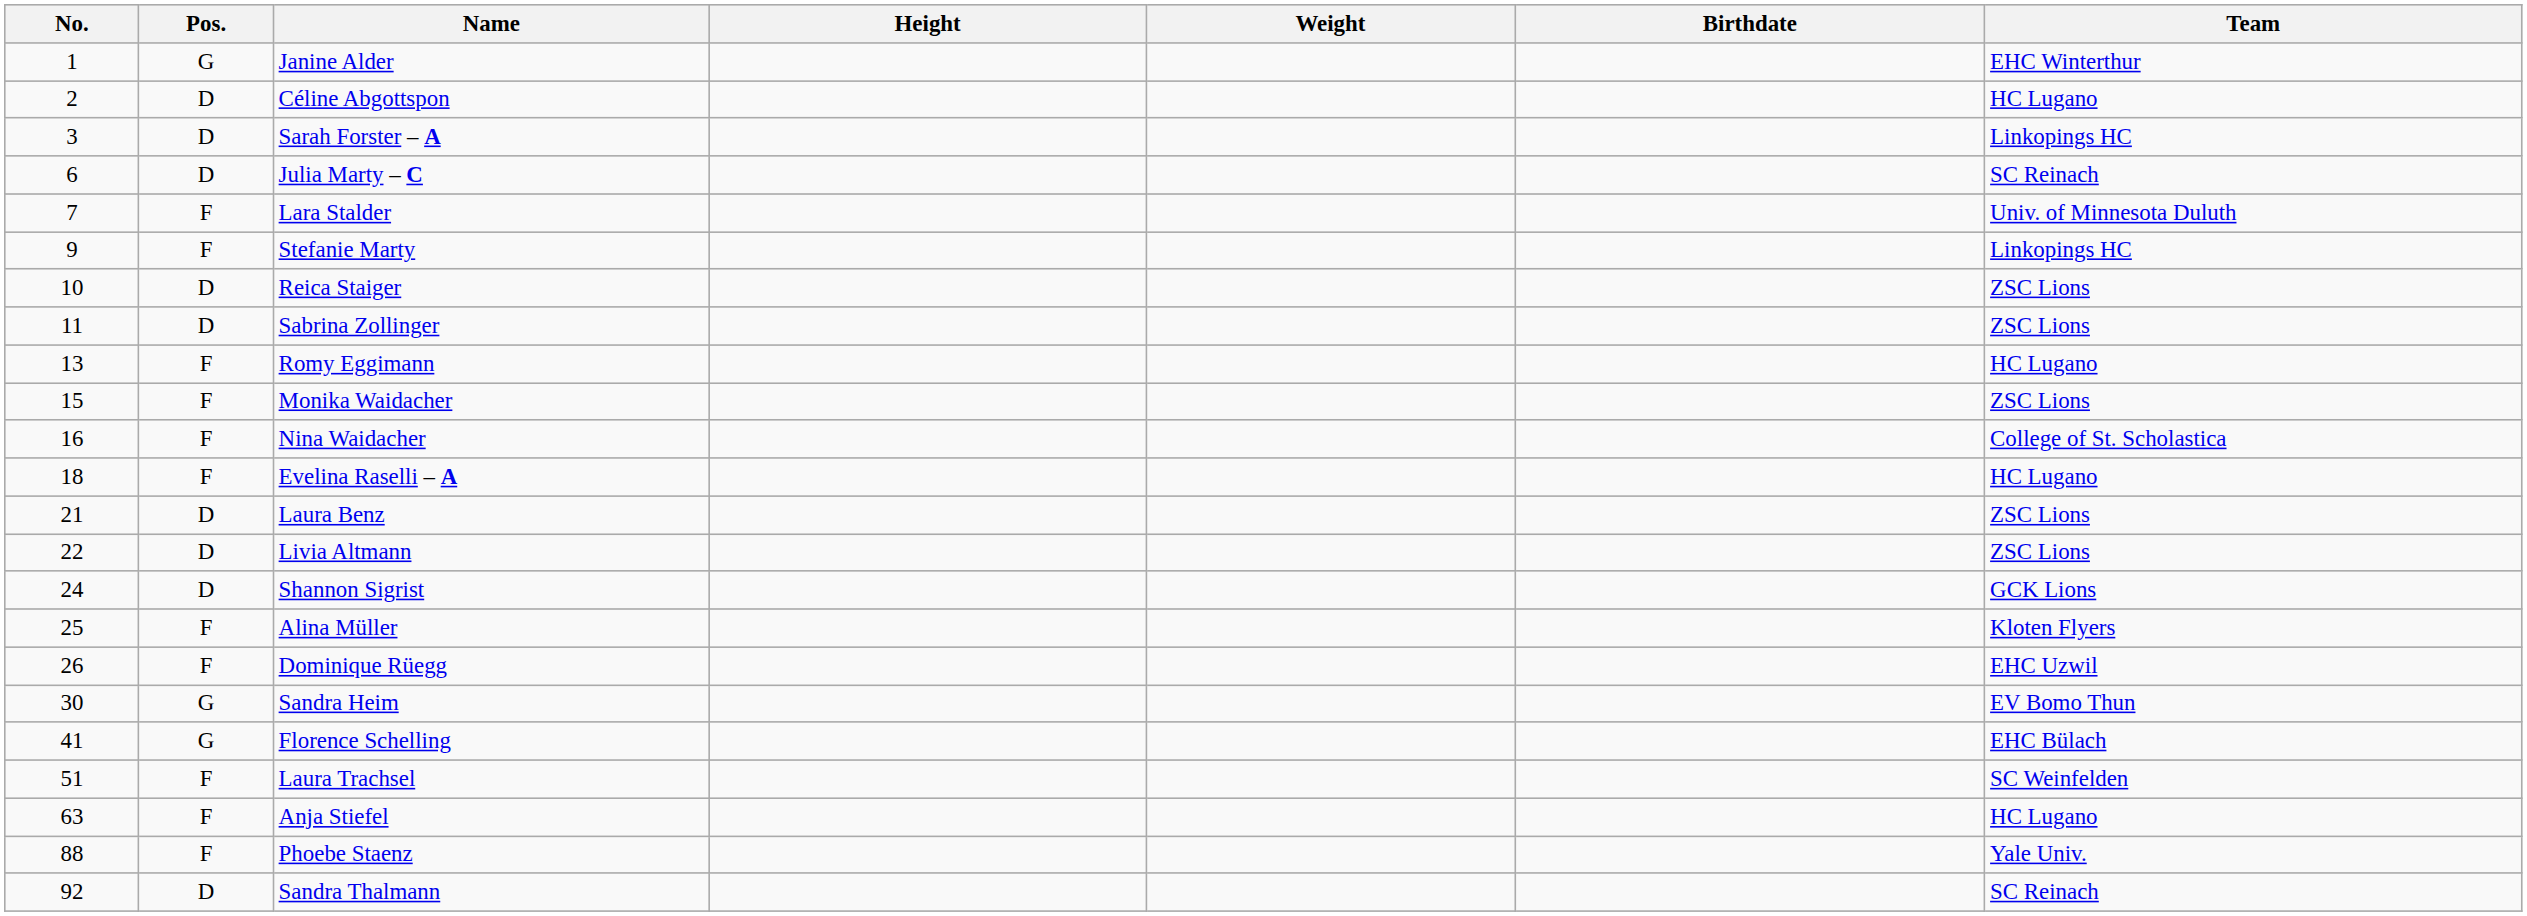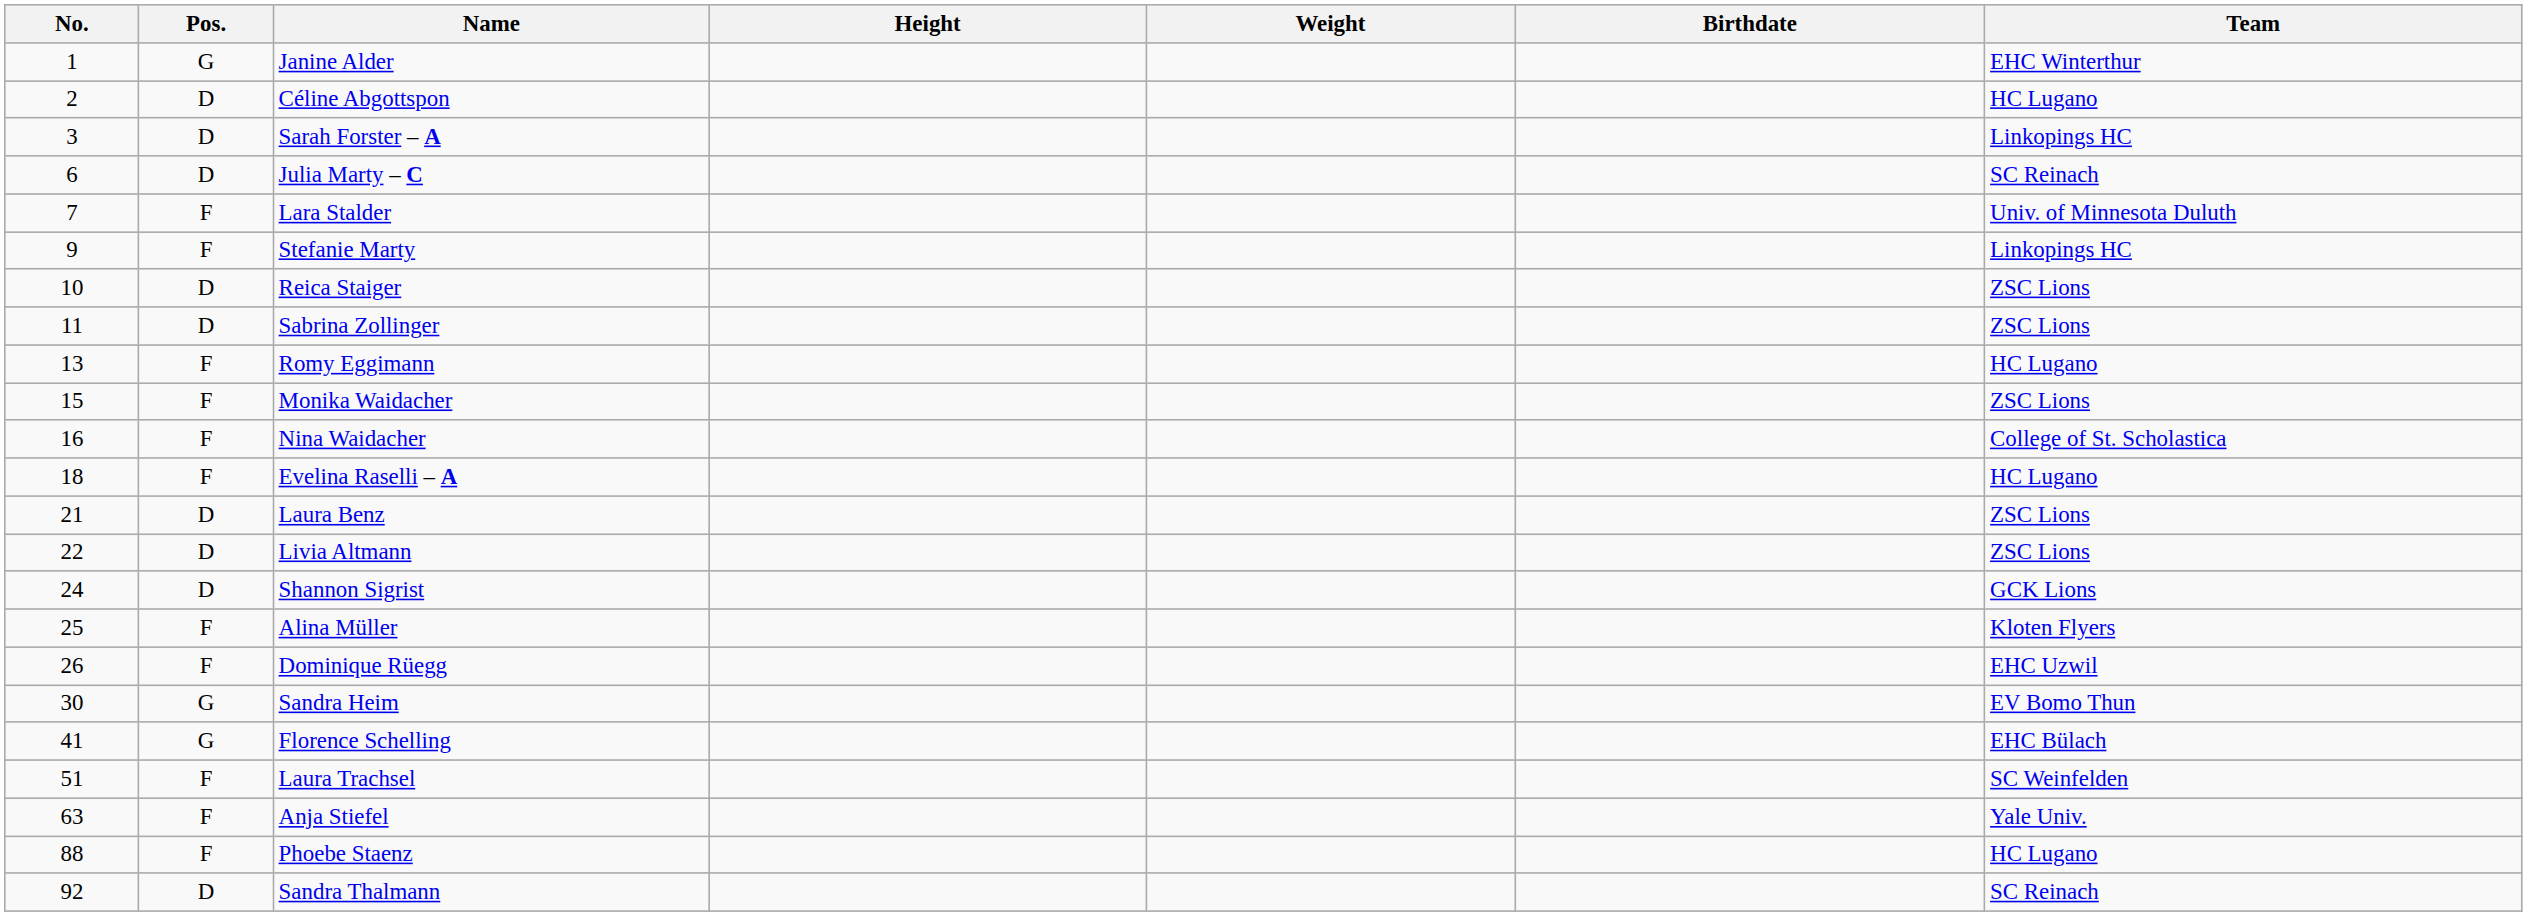(2044, 816) HC Lugano -> (2038, 816) Yale Univ.
(2038, 854) Yale Univ. -> (2044, 854) HC Lugano
